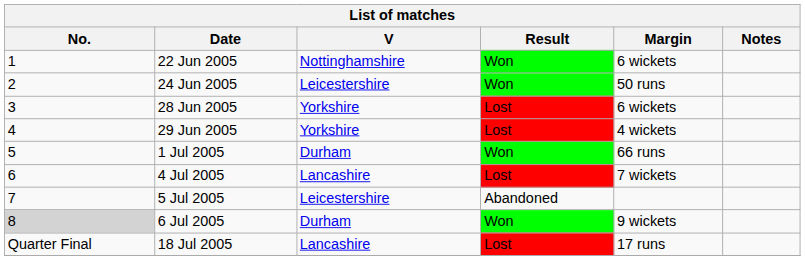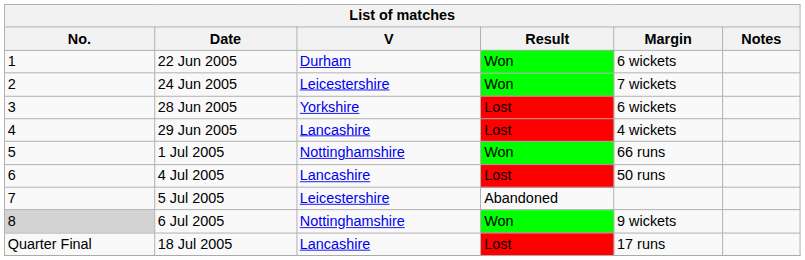(352, 61) Nottinghamshire -> (325, 61) Durham
(641, 84) 50 runs -> (647, 84) 7 wickets
(330, 130) Yorkshire -> (335, 130) Lancashire
(325, 152) Durham -> (352, 152) Nottinghamshire
(647, 175) 7 wickets -> (641, 175) 50 runs
(325, 221) Durham -> (352, 221) Nottinghamshire
